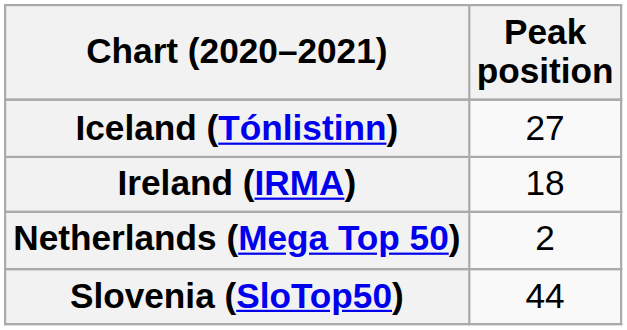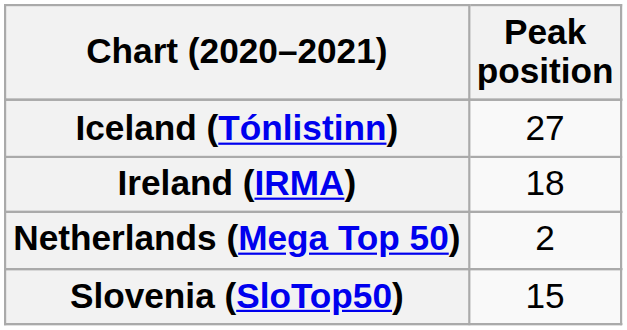(545, 295) 44 -> (545, 295) 15
